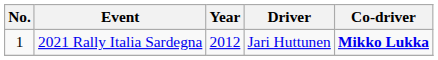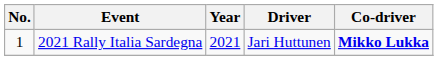(225, 42) 2012 -> (225, 42) 2021
